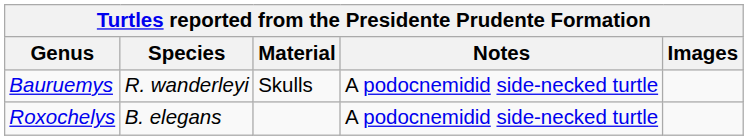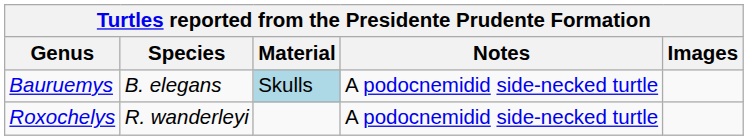(187, 85) R. wanderleyi -> (173, 85) B. elegans
(286, 85) no background -> (286, 85) lightblue background
(173, 118) B. elegans -> (187, 118) R. wanderleyi
